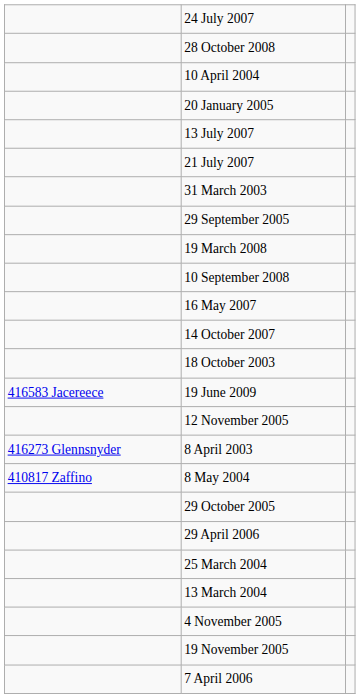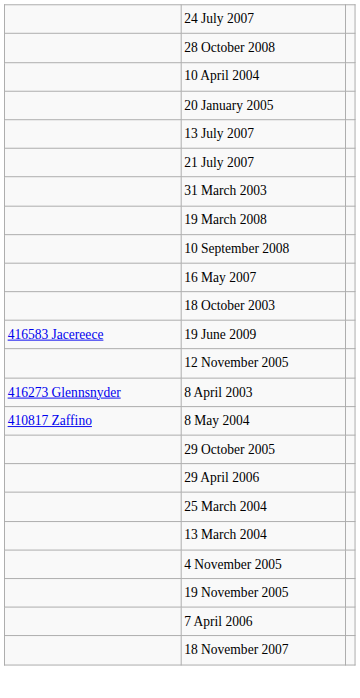- row: (237, 219)
- row: (230, 334)
+ row: (236, 650)
